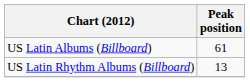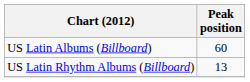(221, 47) 61 -> (221, 47) 60
